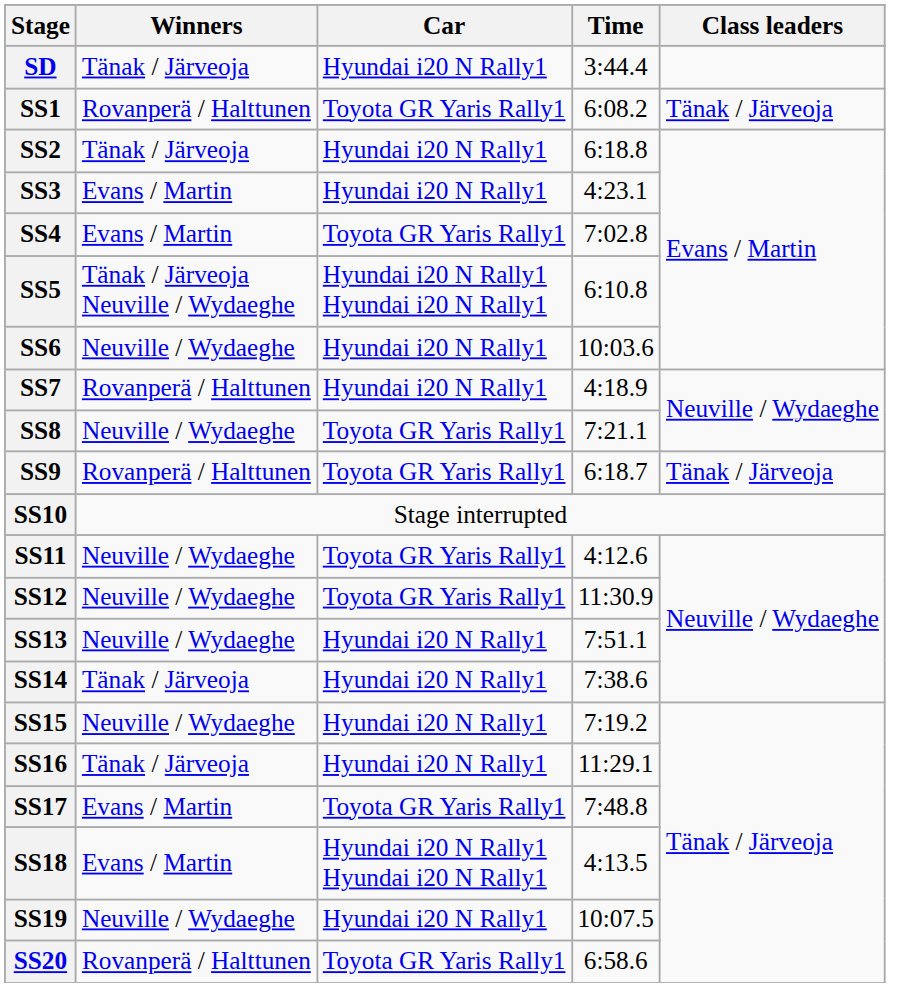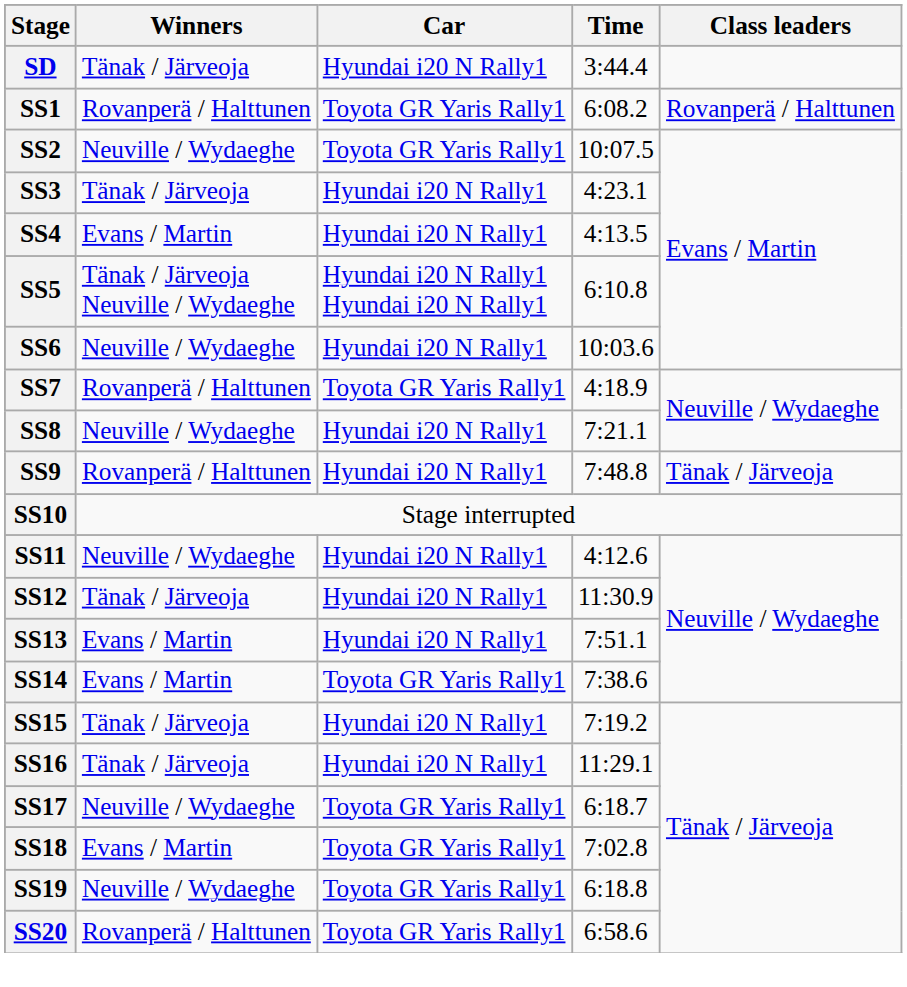(750, 108) Tänak / Järveoja -> (780, 108) Rovanperä / Halttunen
(165, 150) Tänak / Järveoja -> (188, 150) Neuville / Wydaeghe
(435, 150) Hyundai i20 N Rally1 -> (444, 150) Toyota GR Yaris Rally1
(616, 150) 6:18.8 -> (616, 150) 10:07.5
(157, 191) Evans / Martin -> (165, 191) Tänak / Järveoja
(444, 233) Toyota GR Yaris Rally1 -> (435, 233) Hyundai i20 N Rally1
(616, 233) 7:02.8 -> (616, 233) 4:13.5
(435, 388) Hyundai i20 N Rally1 -> (444, 388) Toyota GR Yaris Rally1
(444, 430) Toyota GR Yaris Rally1 -> (435, 430) Hyundai i20 N Rally1
(444, 472) Toyota GR Yaris Rally1 -> (435, 472) Hyundai i20 N Rally1
(616, 472) 6:18.7 -> (616, 472) 7:48.8
(444, 555) Toyota GR Yaris Rally1 -> (435, 555) Hyundai i20 N Rally1
(188, 597) Neuville / Wydaeghe -> (165, 597) Tänak / Järveoja
(444, 597) Toyota GR Yaris Rally1 -> (435, 597) Hyundai i20 N Rally1
(188, 638) Neuville / Wydaeghe -> (157, 638) Evans / Martin
(165, 680) Tänak / Järveoja -> (157, 680) Evans / Martin
(435, 680) Hyundai i20 N Rally1 -> (444, 680) Toyota GR Yaris Rally1
(188, 722) Neuville / Wydaeghe -> (165, 722) Tänak / Järveoja
(157, 805) Evans / Martin -> (188, 805) Neuville / Wydaeghe
(616, 805) 7:48.8 -> (616, 805) 6:18.7
(435, 862) Hyundai i20 N Rally1 Hyundai i20 N Rally1 -> (444, 847) Toyota GR Yaris Rally1
(616, 862) 4:13.5 -> (616, 847) 7:02.8
(435, 919) Hyundai i20 N Rally1 -> (444, 889) Toyota GR Yaris Rally1
(616, 919) 10:07.5 -> (616, 889) 6:18.8
